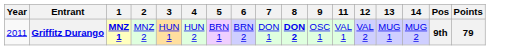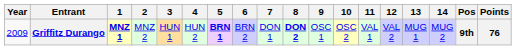+ column: (346, 11)
(17, 32) 2011 -> (17, 32) 2009
(219, 32) normal -> (220, 32) bold
(468, 32) 79 -> (495, 32) 76
